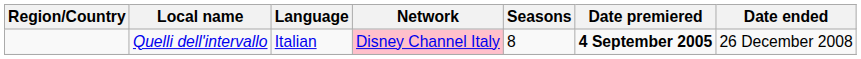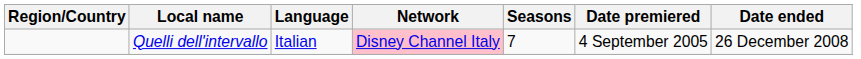(511, 41) 8 -> (511, 41) 7
(645, 41) bold -> (643, 41) normal
